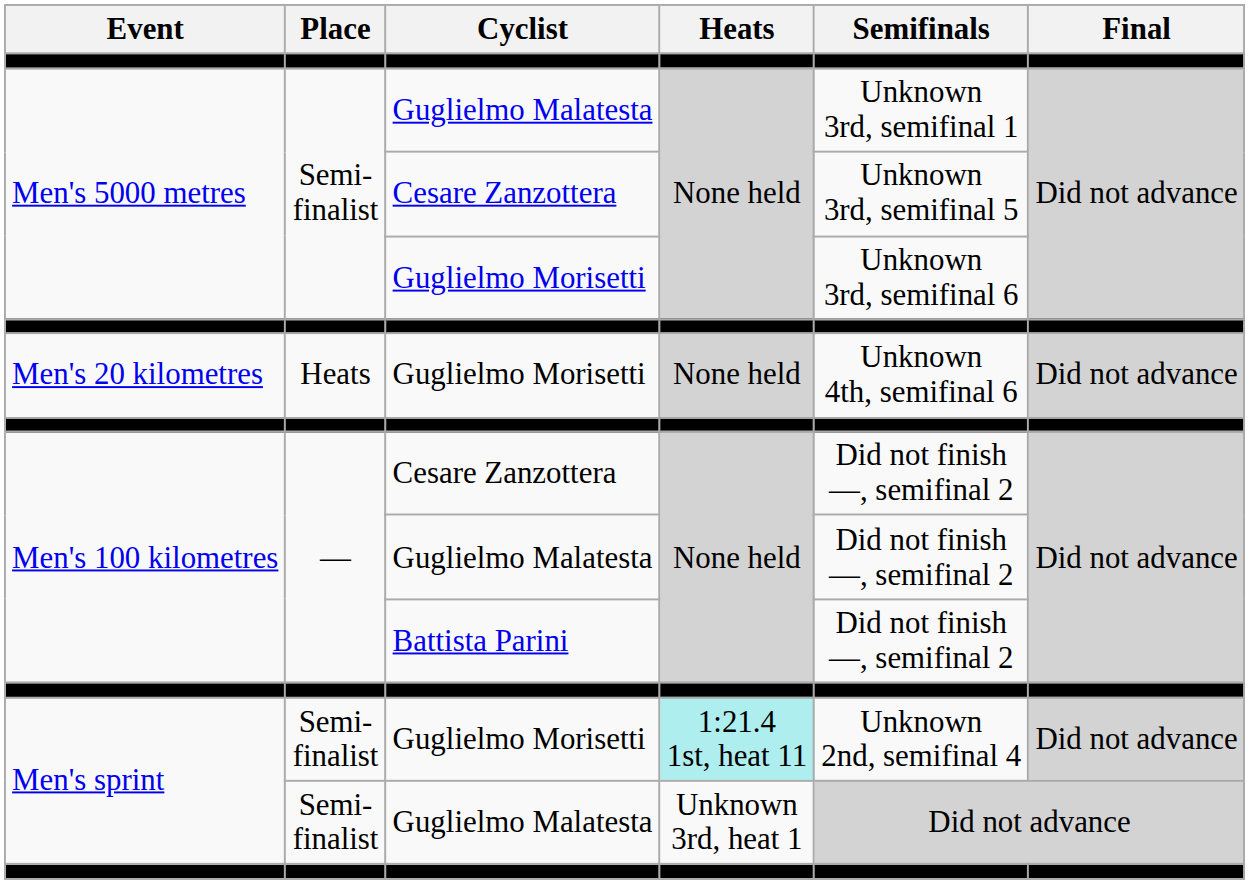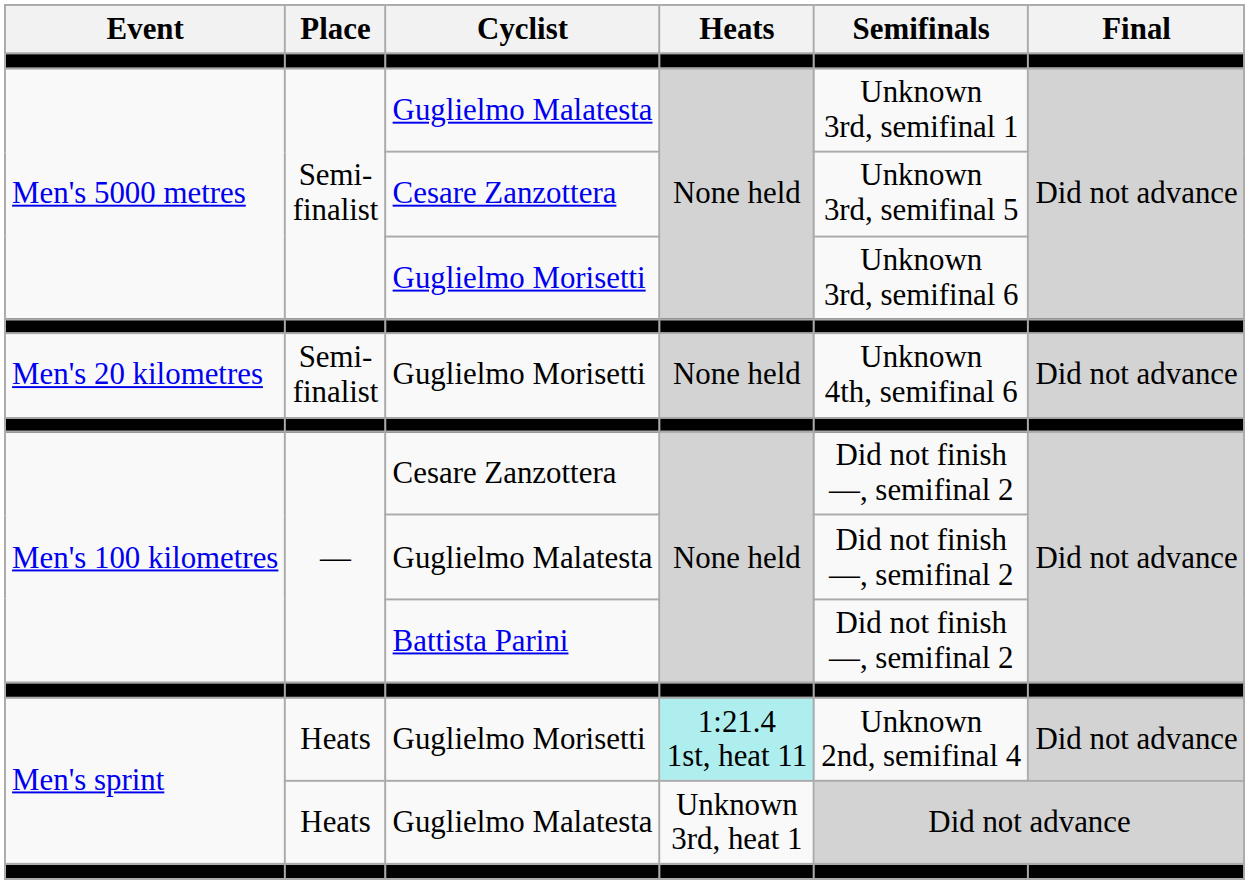(336, 374) Heats -> (336, 374) Semi- finalist
(336, 738) Semi- finalist -> (336, 738) Heats
(336, 821) Semi- finalist -> (336, 821) Heats
